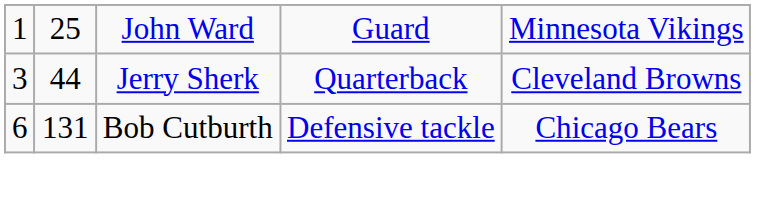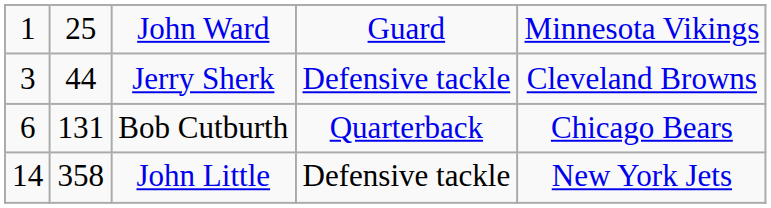(391, 78) Quarterback -> (406, 78) Defensive tackle
(391, 127) Defensive tackle -> (406, 127) Quarterback
+ row: (203, 176)
